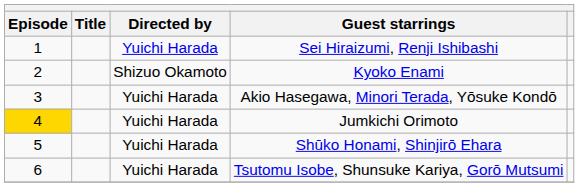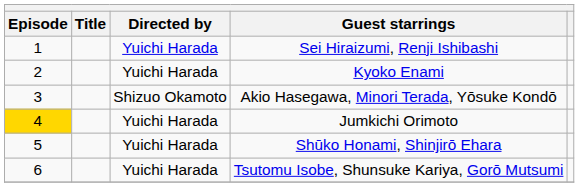(170, 72) Shizuo Okamoto -> (170, 72) Yuichi Harada
(170, 96) Yuichi Harada -> (170, 96) Shizuo Okamoto
